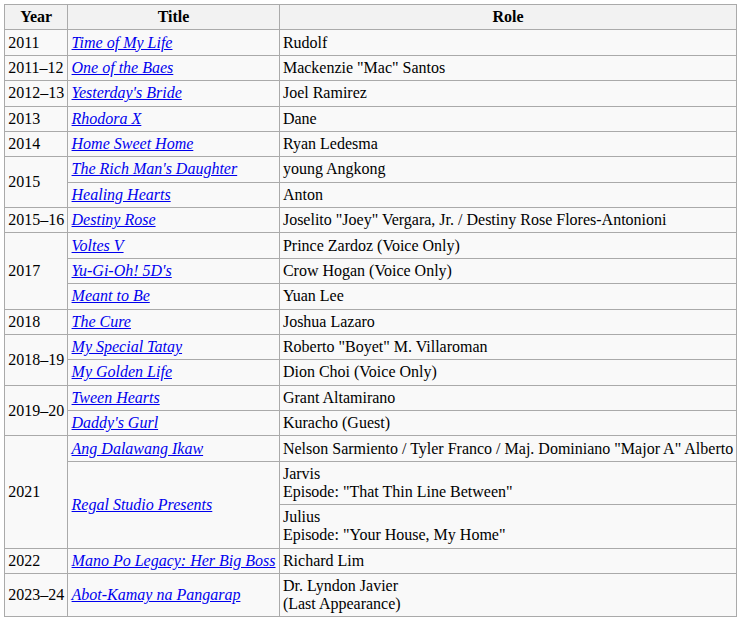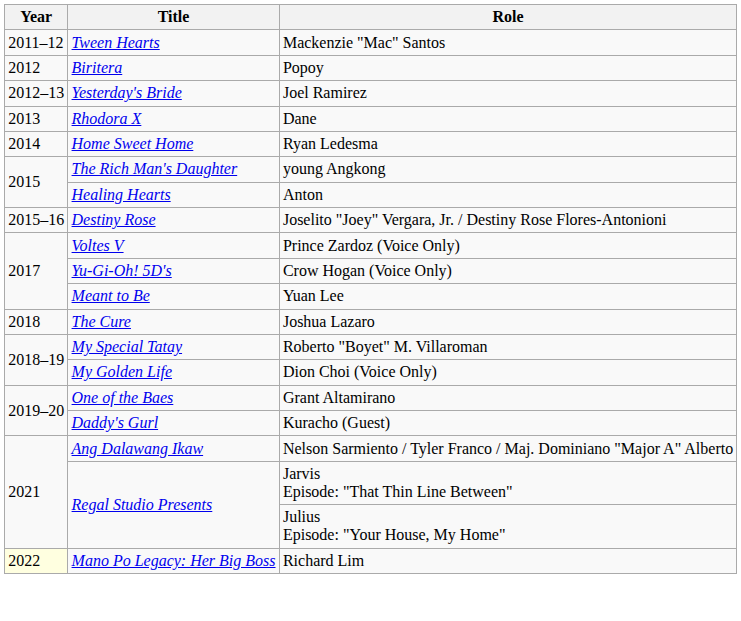- row: (305, 42)
(122, 67) One of the Baes -> (116, 42) Tween Hearts
+ row: (303, 67)
(116, 397) Tween Hearts -> (122, 397) One of the Baes
(24, 560) no background -> (24, 560) lightyellow background
- row: (342, 595)
